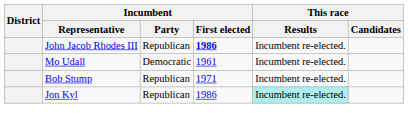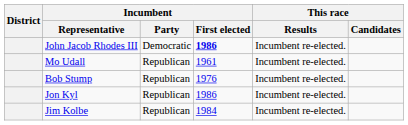(166, 45) Republican -> (167, 45) Democratic
(167, 62) Democratic -> (166, 62) Republican
(206, 78) 1971 -> (206, 78) 1976
(301, 95) paleturquoise background -> (301, 95) no background
+ row: (67, 111)
